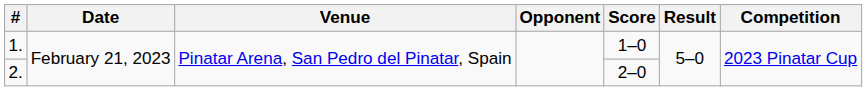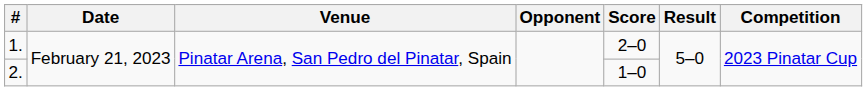(632, 45) 1–0 -> (632, 45) 2–0
(632, 72) 2–0 -> (632, 72) 1–0
